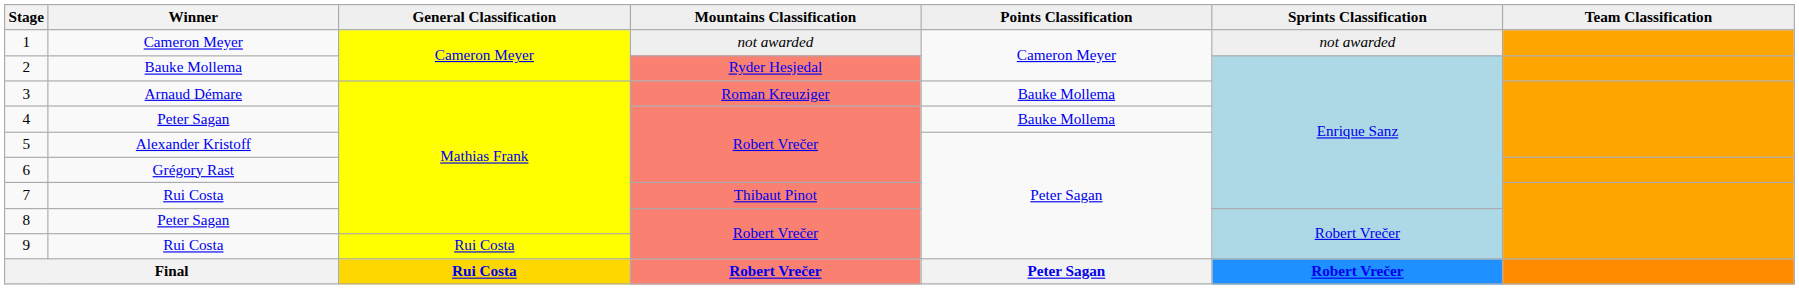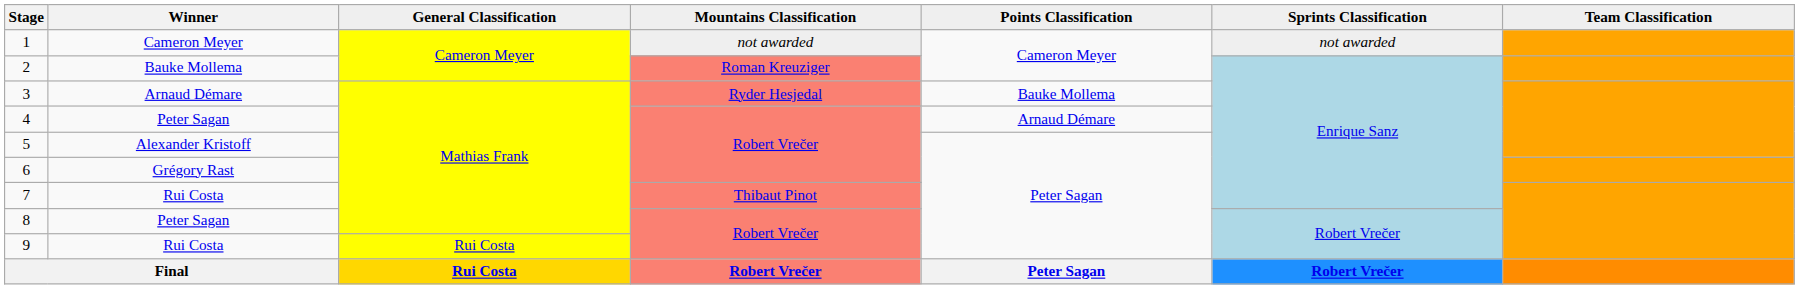(775, 68) Ryder Hesjedal -> (775, 68) Roman Kreuziger
(775, 93) Roman Kreuziger -> (775, 93) Ryder Hesjedal
(1066, 119) Bauke Mollema -> (1066, 119) Arnaud Démare
